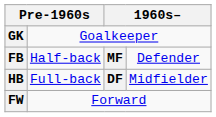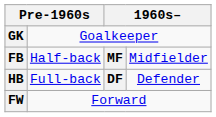(168, 58) Defender -> (168, 58) Midfielder
(168, 80) Midfielder -> (168, 80) Defender
